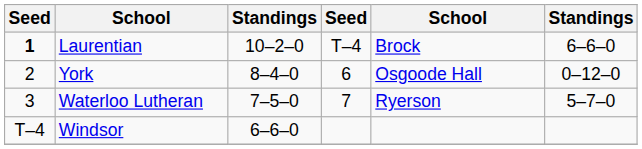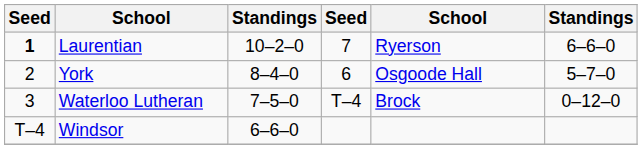(346, 46) T–4 -> (346, 46) 7
(398, 46) Brock -> (408, 46) Ryerson
(591, 74) 0–12–0 -> (591, 74) 5–7–0
(346, 102) 7 -> (346, 102) T–4
(408, 102) Ryerson -> (398, 102) Brock
(591, 102) 5–7–0 -> (591, 102) 0–12–0
